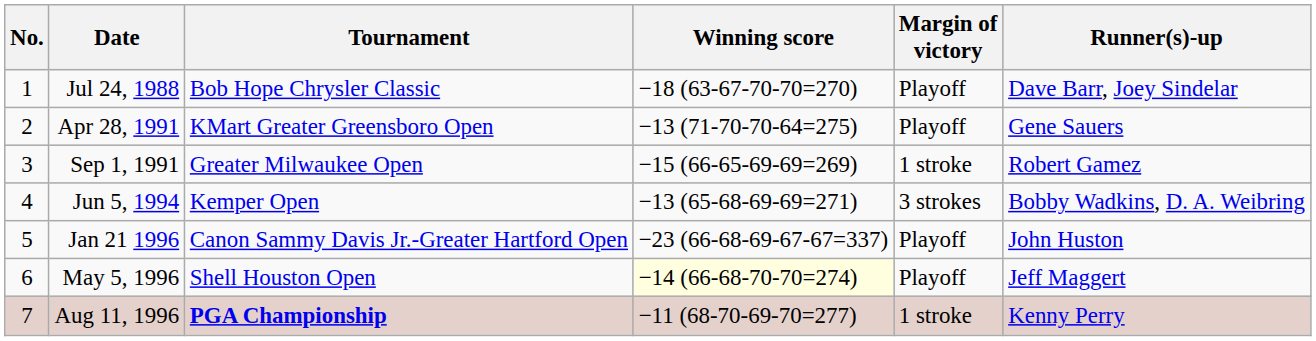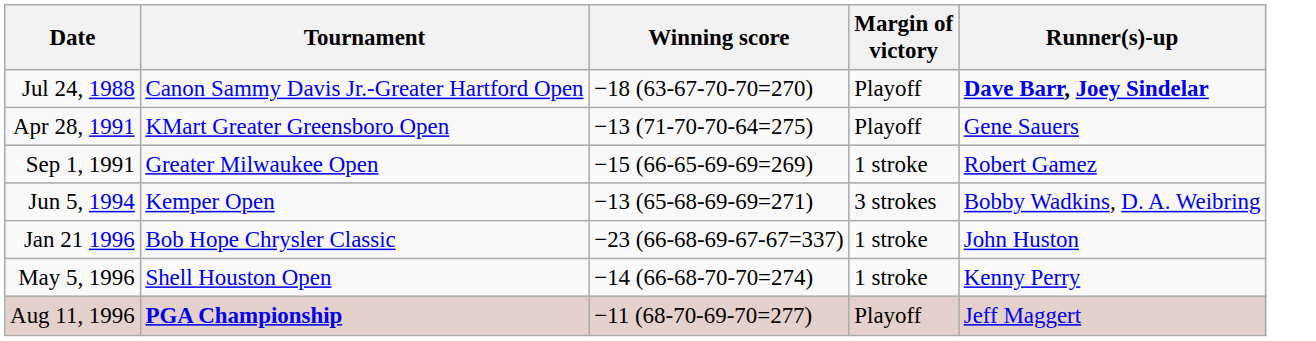- column: (27, 37)
(315, 88) Bob Hope Chrysler Classic -> (364, 88) Canon Sammy Davis Jr.-Greater Hartford Open
(1123, 88) normal -> (1086, 88) bold
(409, 240) Canon Sammy Davis Jr.-Greater Hartford Open -> (271, 240) Bob Hope Chrysler Classic
(932, 240) Playoff -> (891, 240) 1 stroke
(748, 277) lightyellow background -> (704, 277) no background
(932, 277) Playoff -> (891, 277) 1 stroke
(1067, 277) Jeff Maggert -> (1022, 277) Kenny Perry
(935, 315) 1 stroke -> (888, 315) Playoff
(1066, 315) Kenny Perry -> (1022, 315) Jeff Maggert
